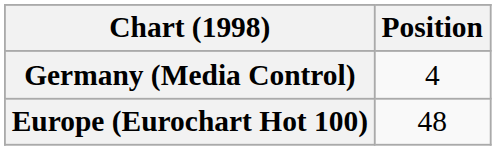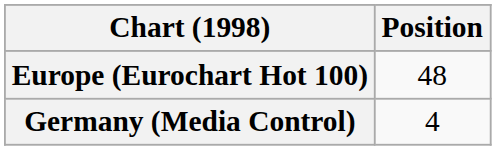rows swapped: (190, 121) <-> (190, 74)
